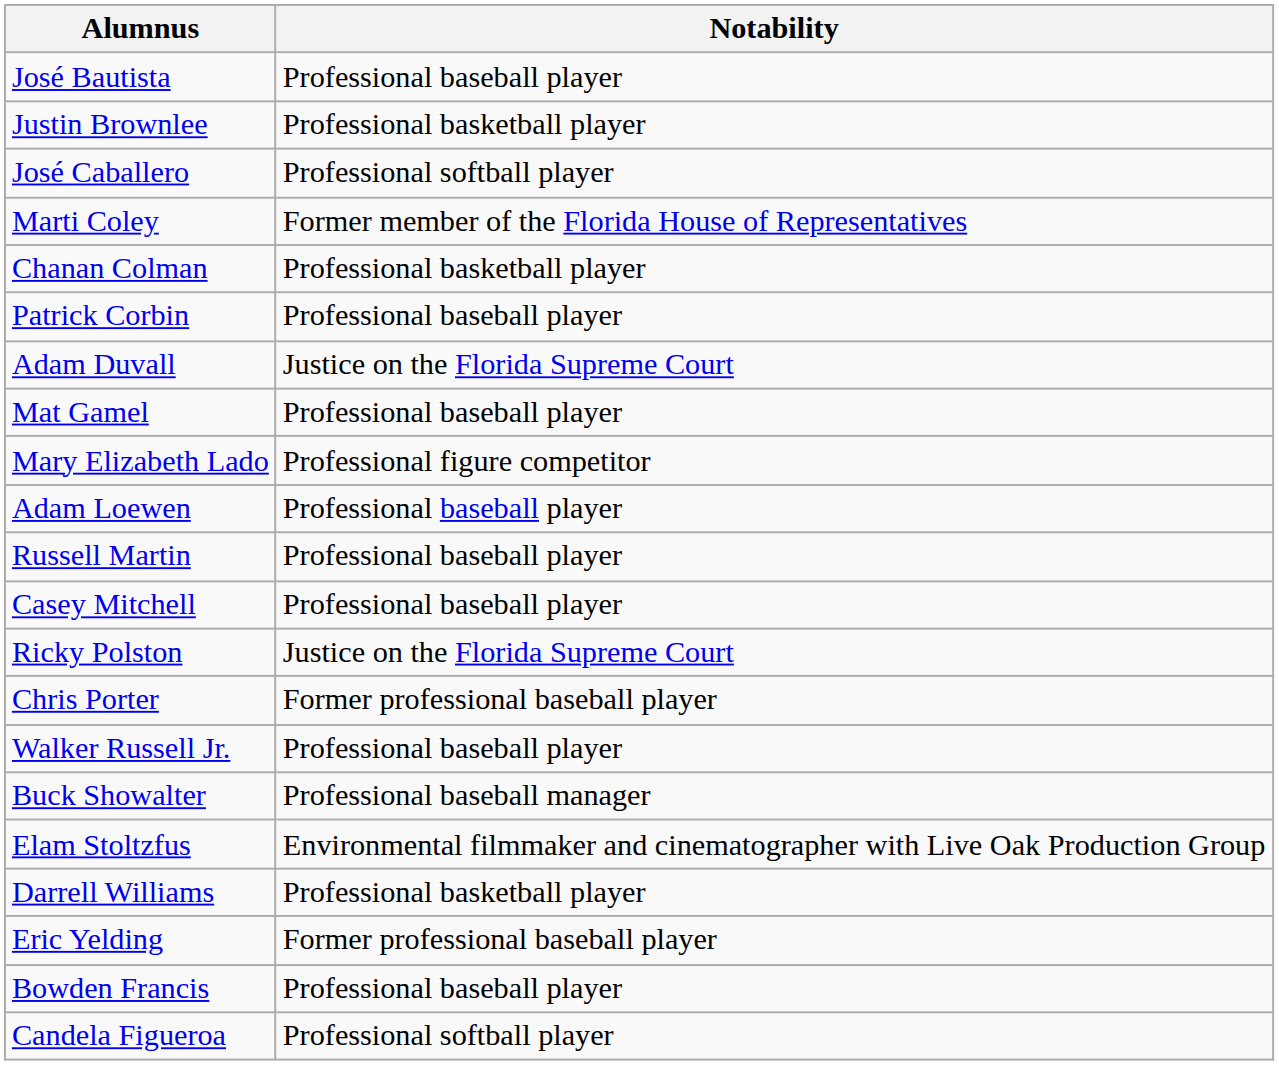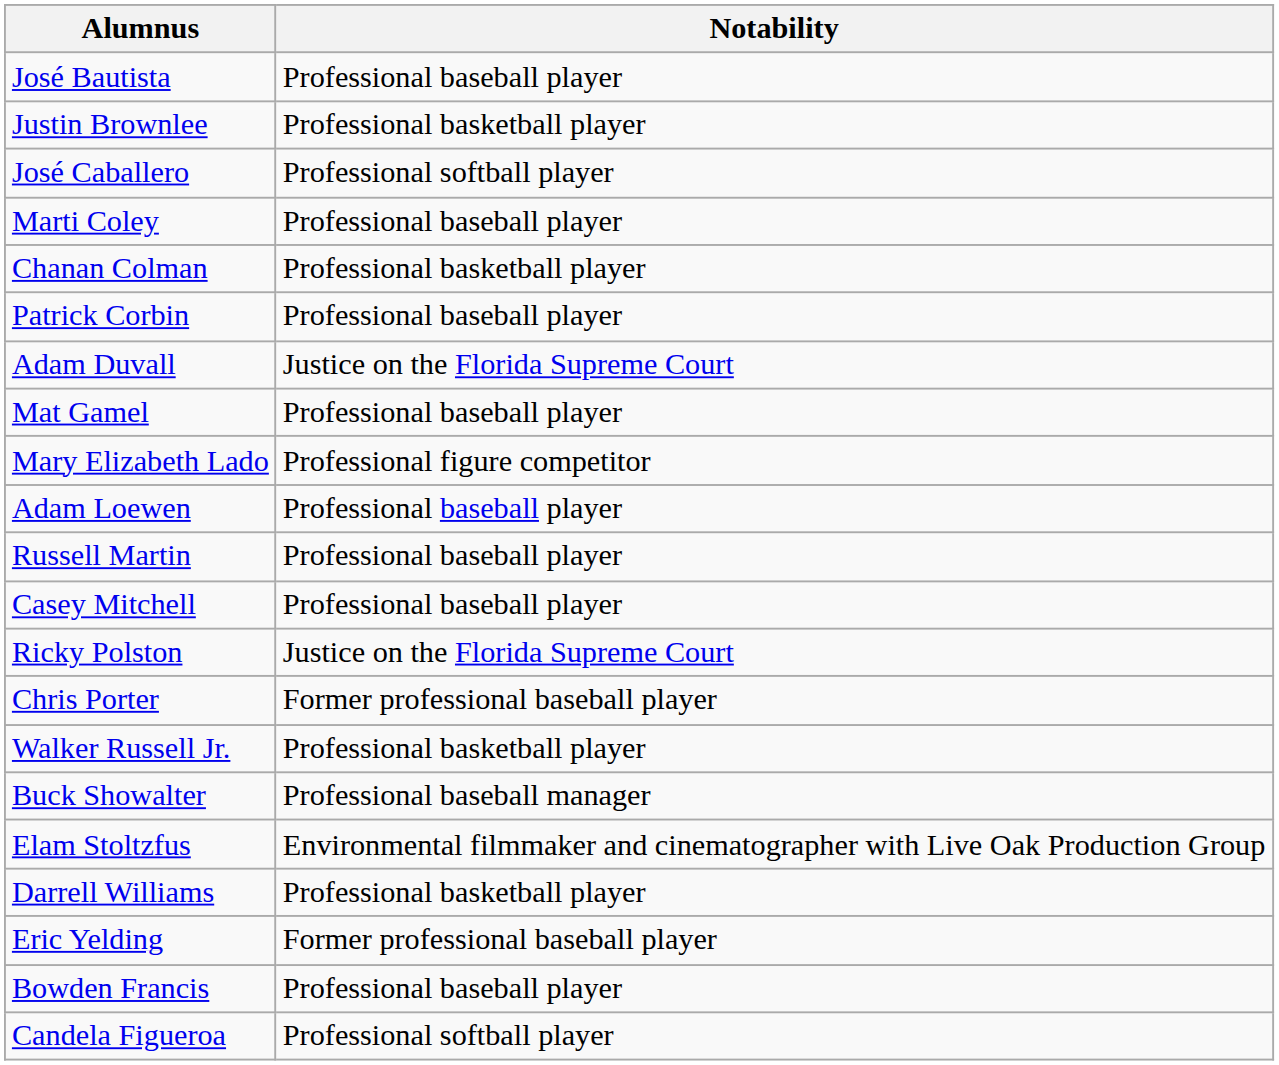(625, 220) Former member of the Florida House of Representatives -> (452, 220) Professional baseball player
(452, 747) Professional baseball player -> (464, 747) Professional basketball player
